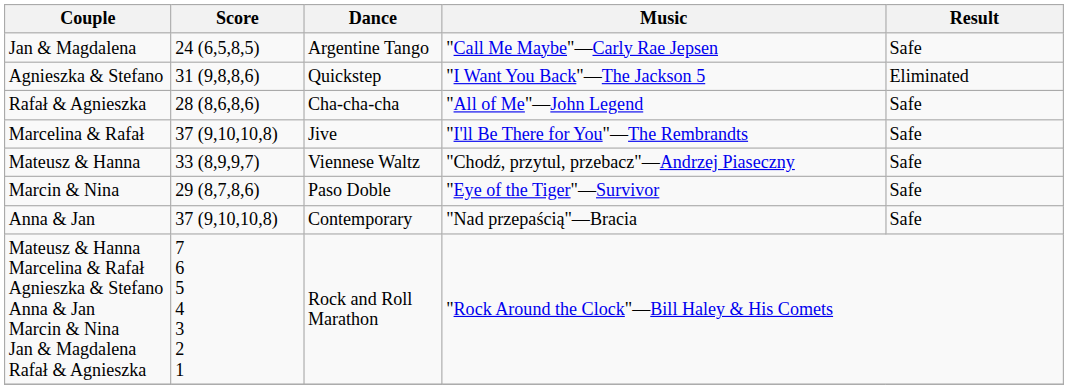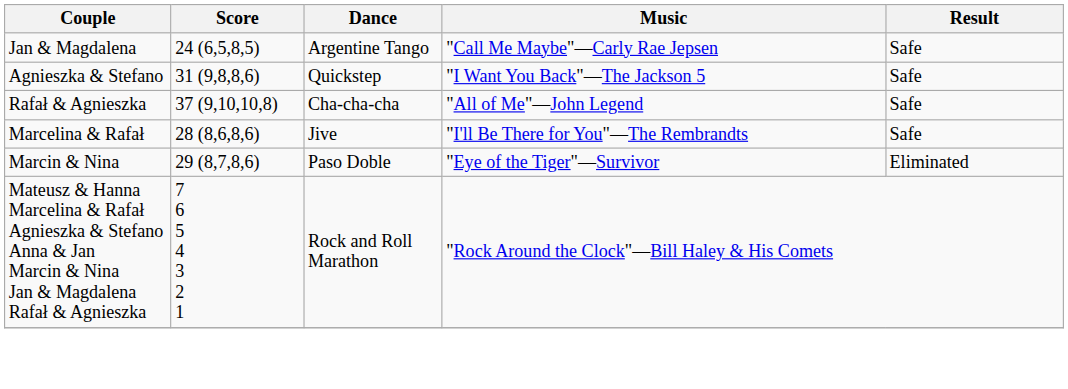(929, 76) Eliminated -> (906, 76) Safe
(217, 104) 28 (8,6,8,6) -> (226, 104) 37 (9,10,10,8)
(226, 133) 37 (9,10,10,8) -> (217, 133) 28 (8,6,8,6)
- row: (75, 162)
(906, 190) Safe -> (929, 162) Eliminated
- row: (52, 219)
